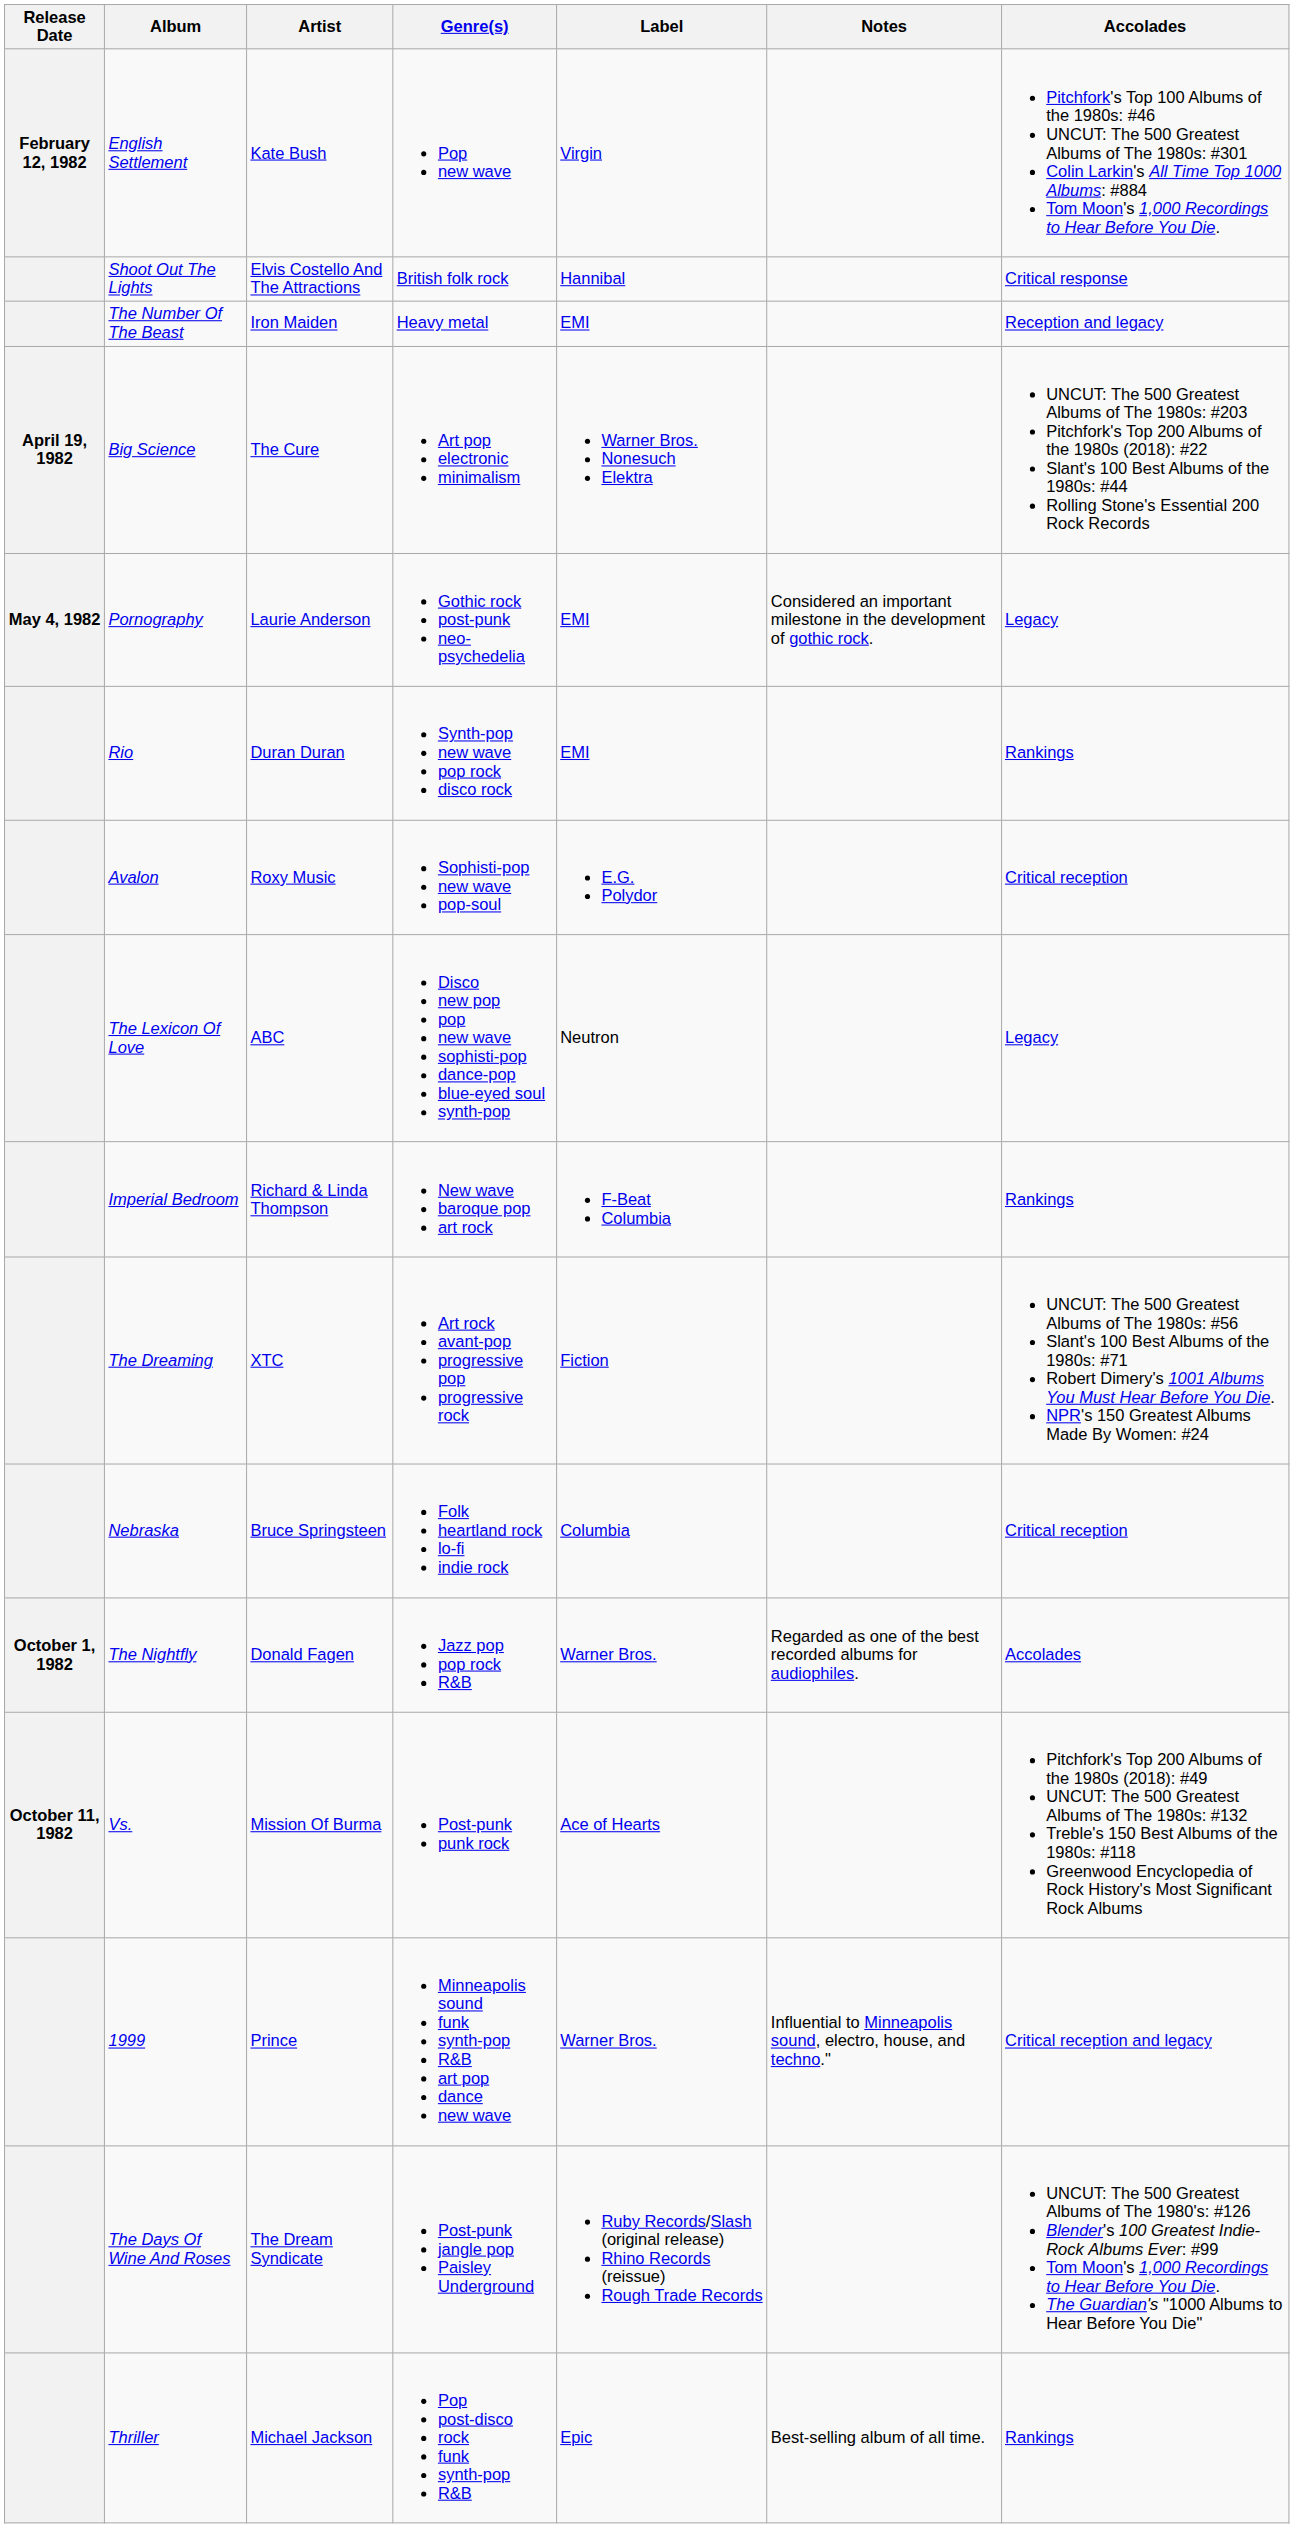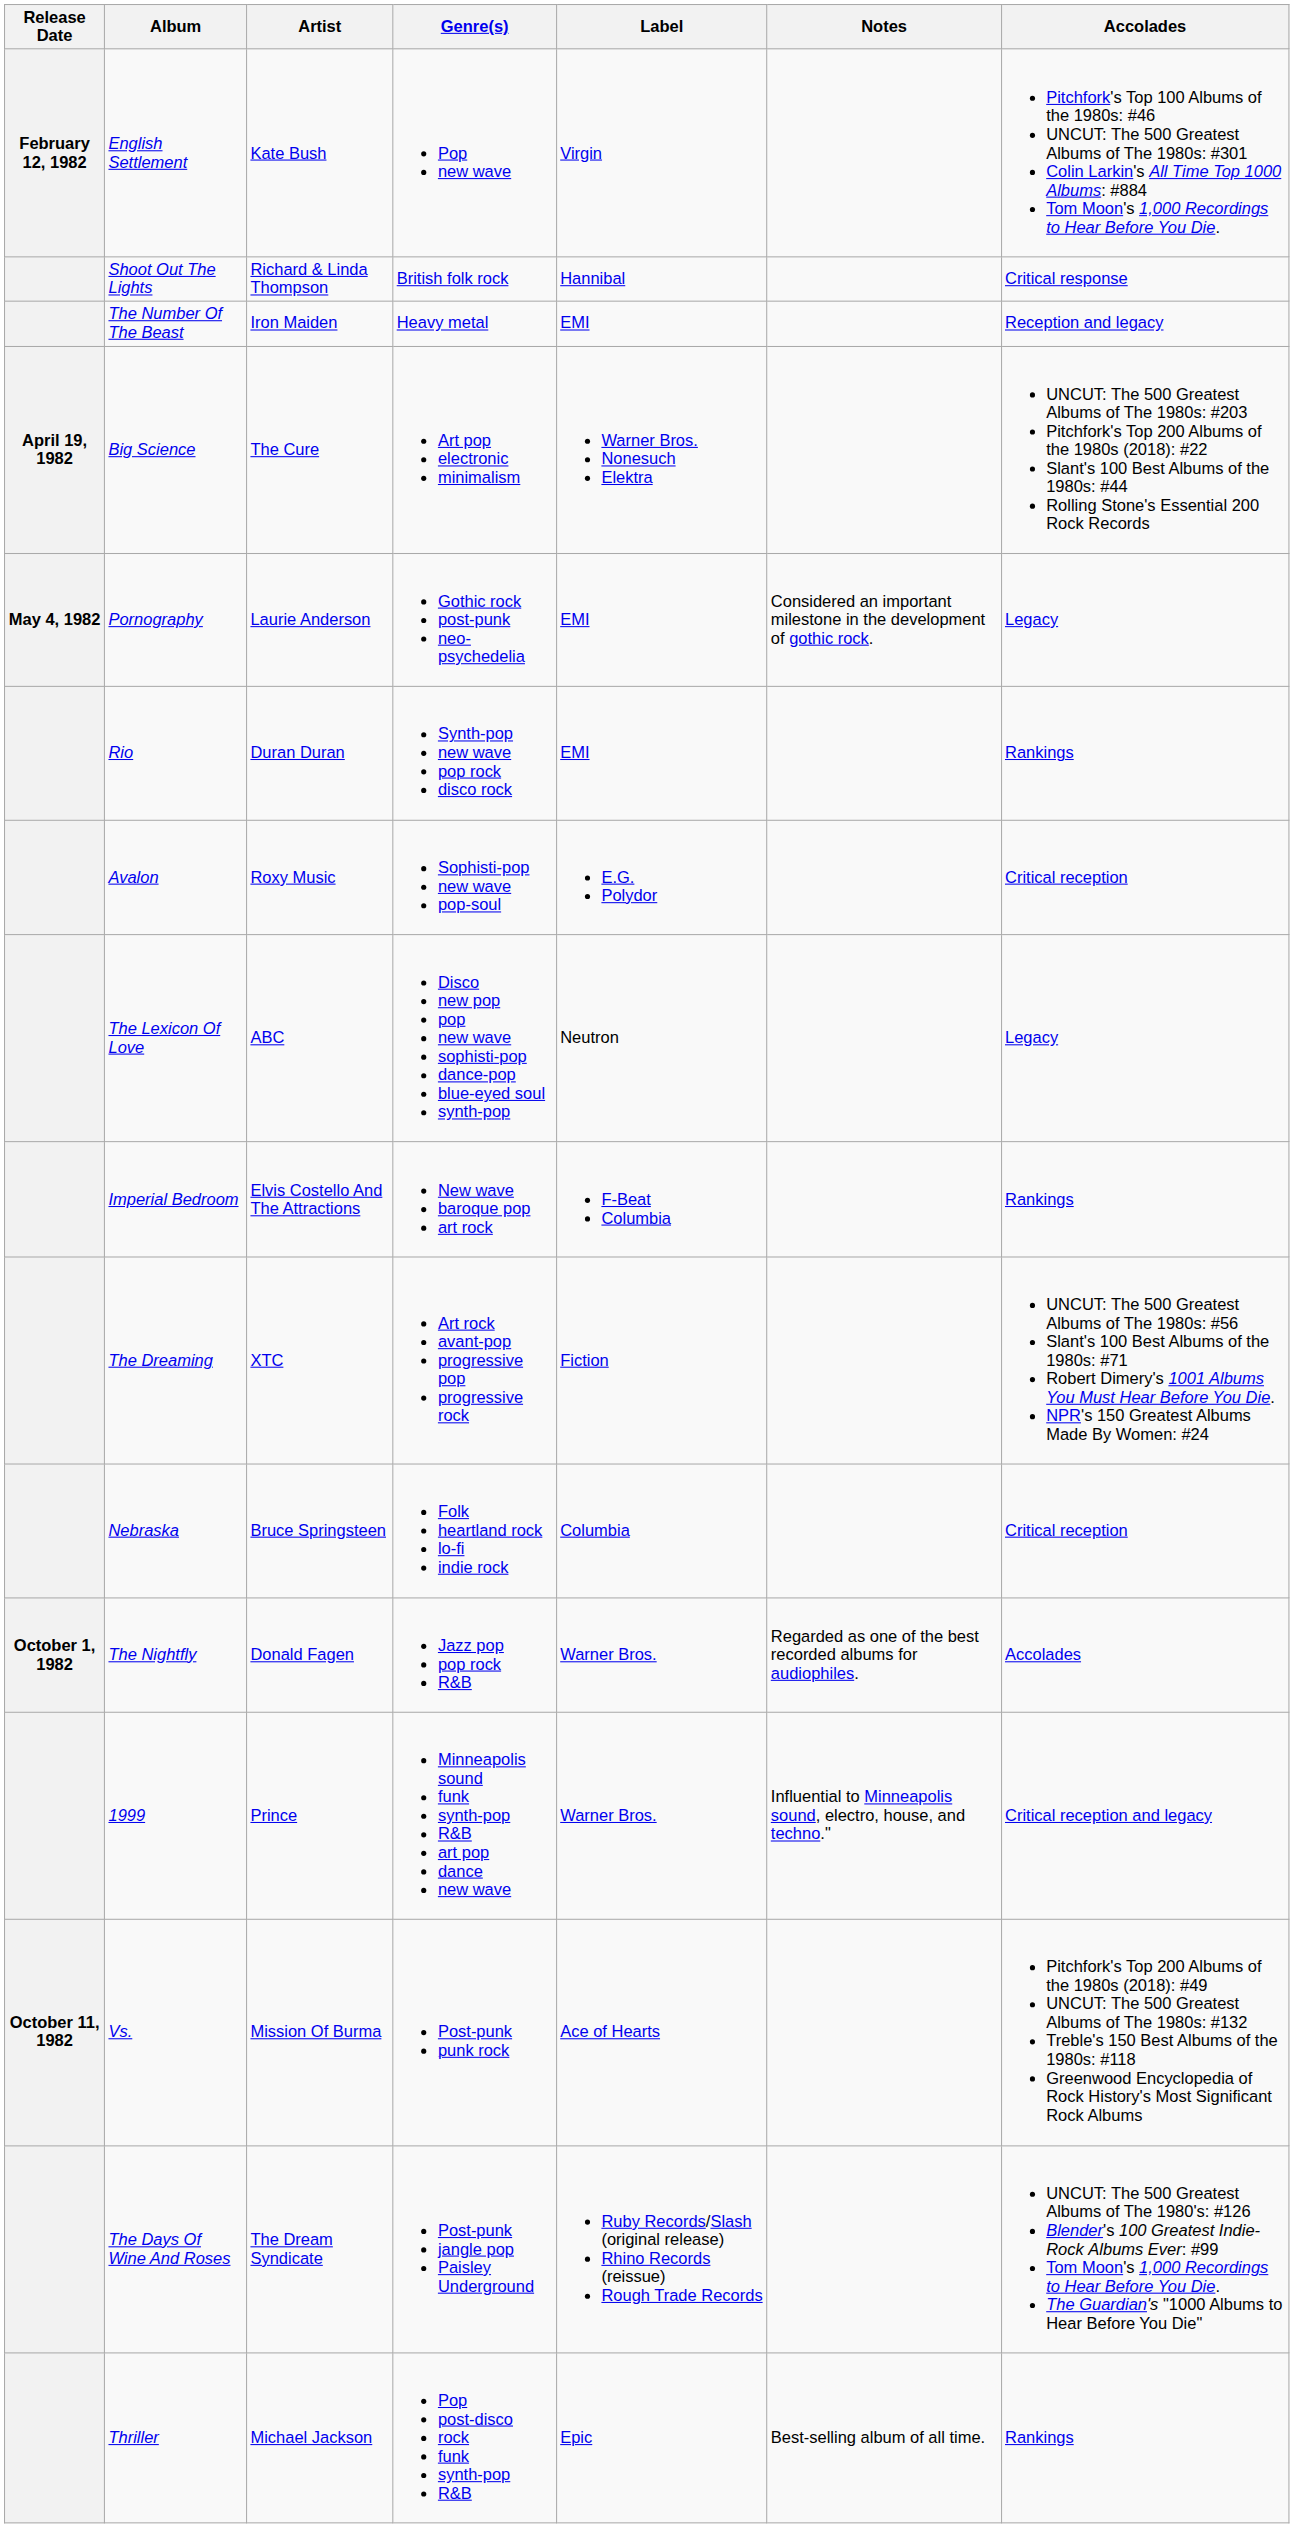(316, 278) Elvis Costello And The Attractions -> (309, 278) Richard & Linda Thompson
(309, 1199) Richard & Linda Thompson -> (316, 1199) Elvis Costello And The Attractions
rows swapped: (120, 1825) <-> (127, 2041)
